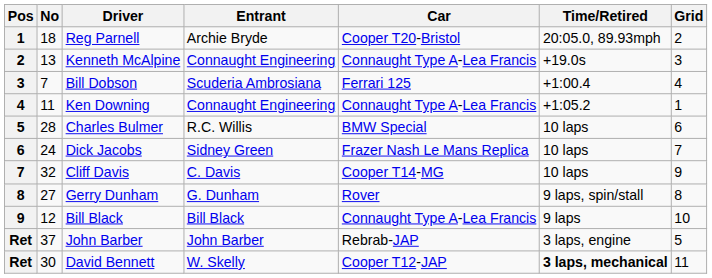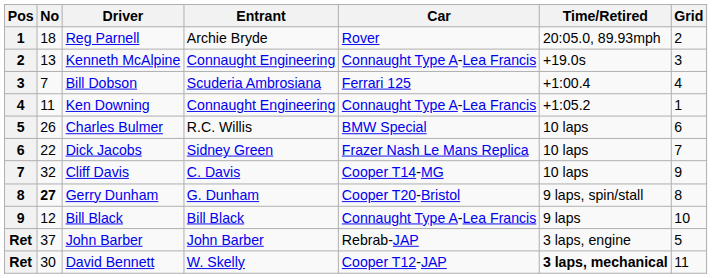(401, 38) Cooper T20-Bristol -> (361, 38) Rover
(48, 128) 28 -> (48, 128) 26
(48, 150) 24 -> (48, 150) 22
(48, 195) normal -> (48, 195) bold
(361, 195) Rover -> (401, 195) Cooper T20-Bristol
